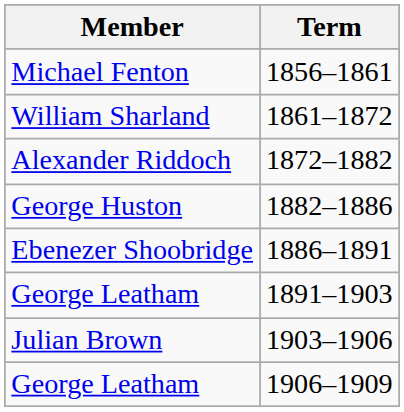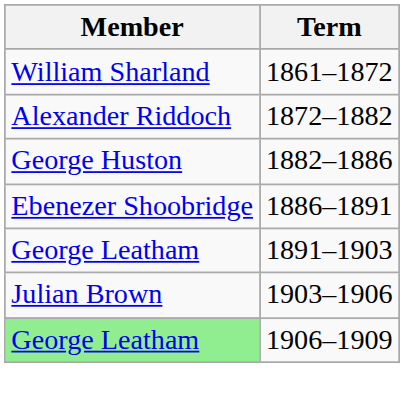- row: (329, 71)
(105, 384) no background -> (105, 339) lightgreen background
